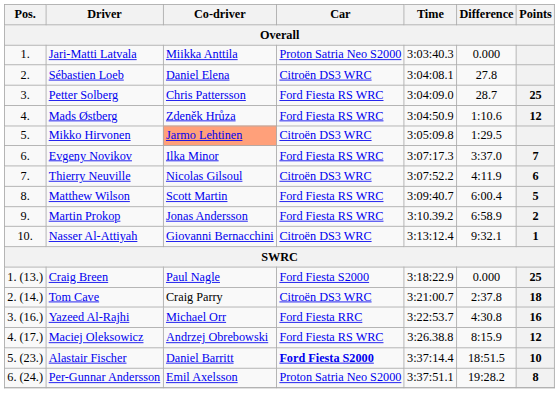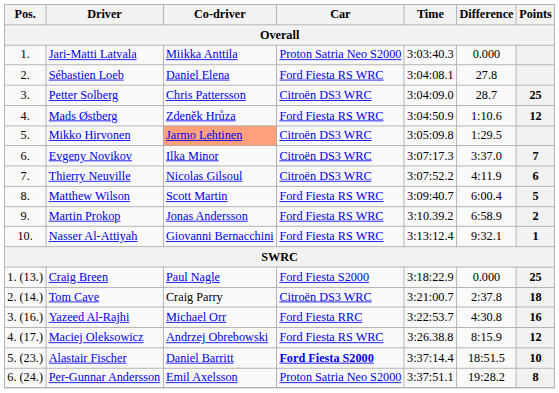(325, 75) Citroën DS3 WRC -> (331, 75) Ford Fiesta RS WRC
(331, 95) Ford Fiesta RS WRC -> (325, 95) Citroën DS3 WRC
(331, 156) Ford Fiesta RS WRC -> (325, 156) Citroën DS3 WRC
(325, 237) Citroën DS3 WRC -> (331, 237) Ford Fiesta RS WRC
